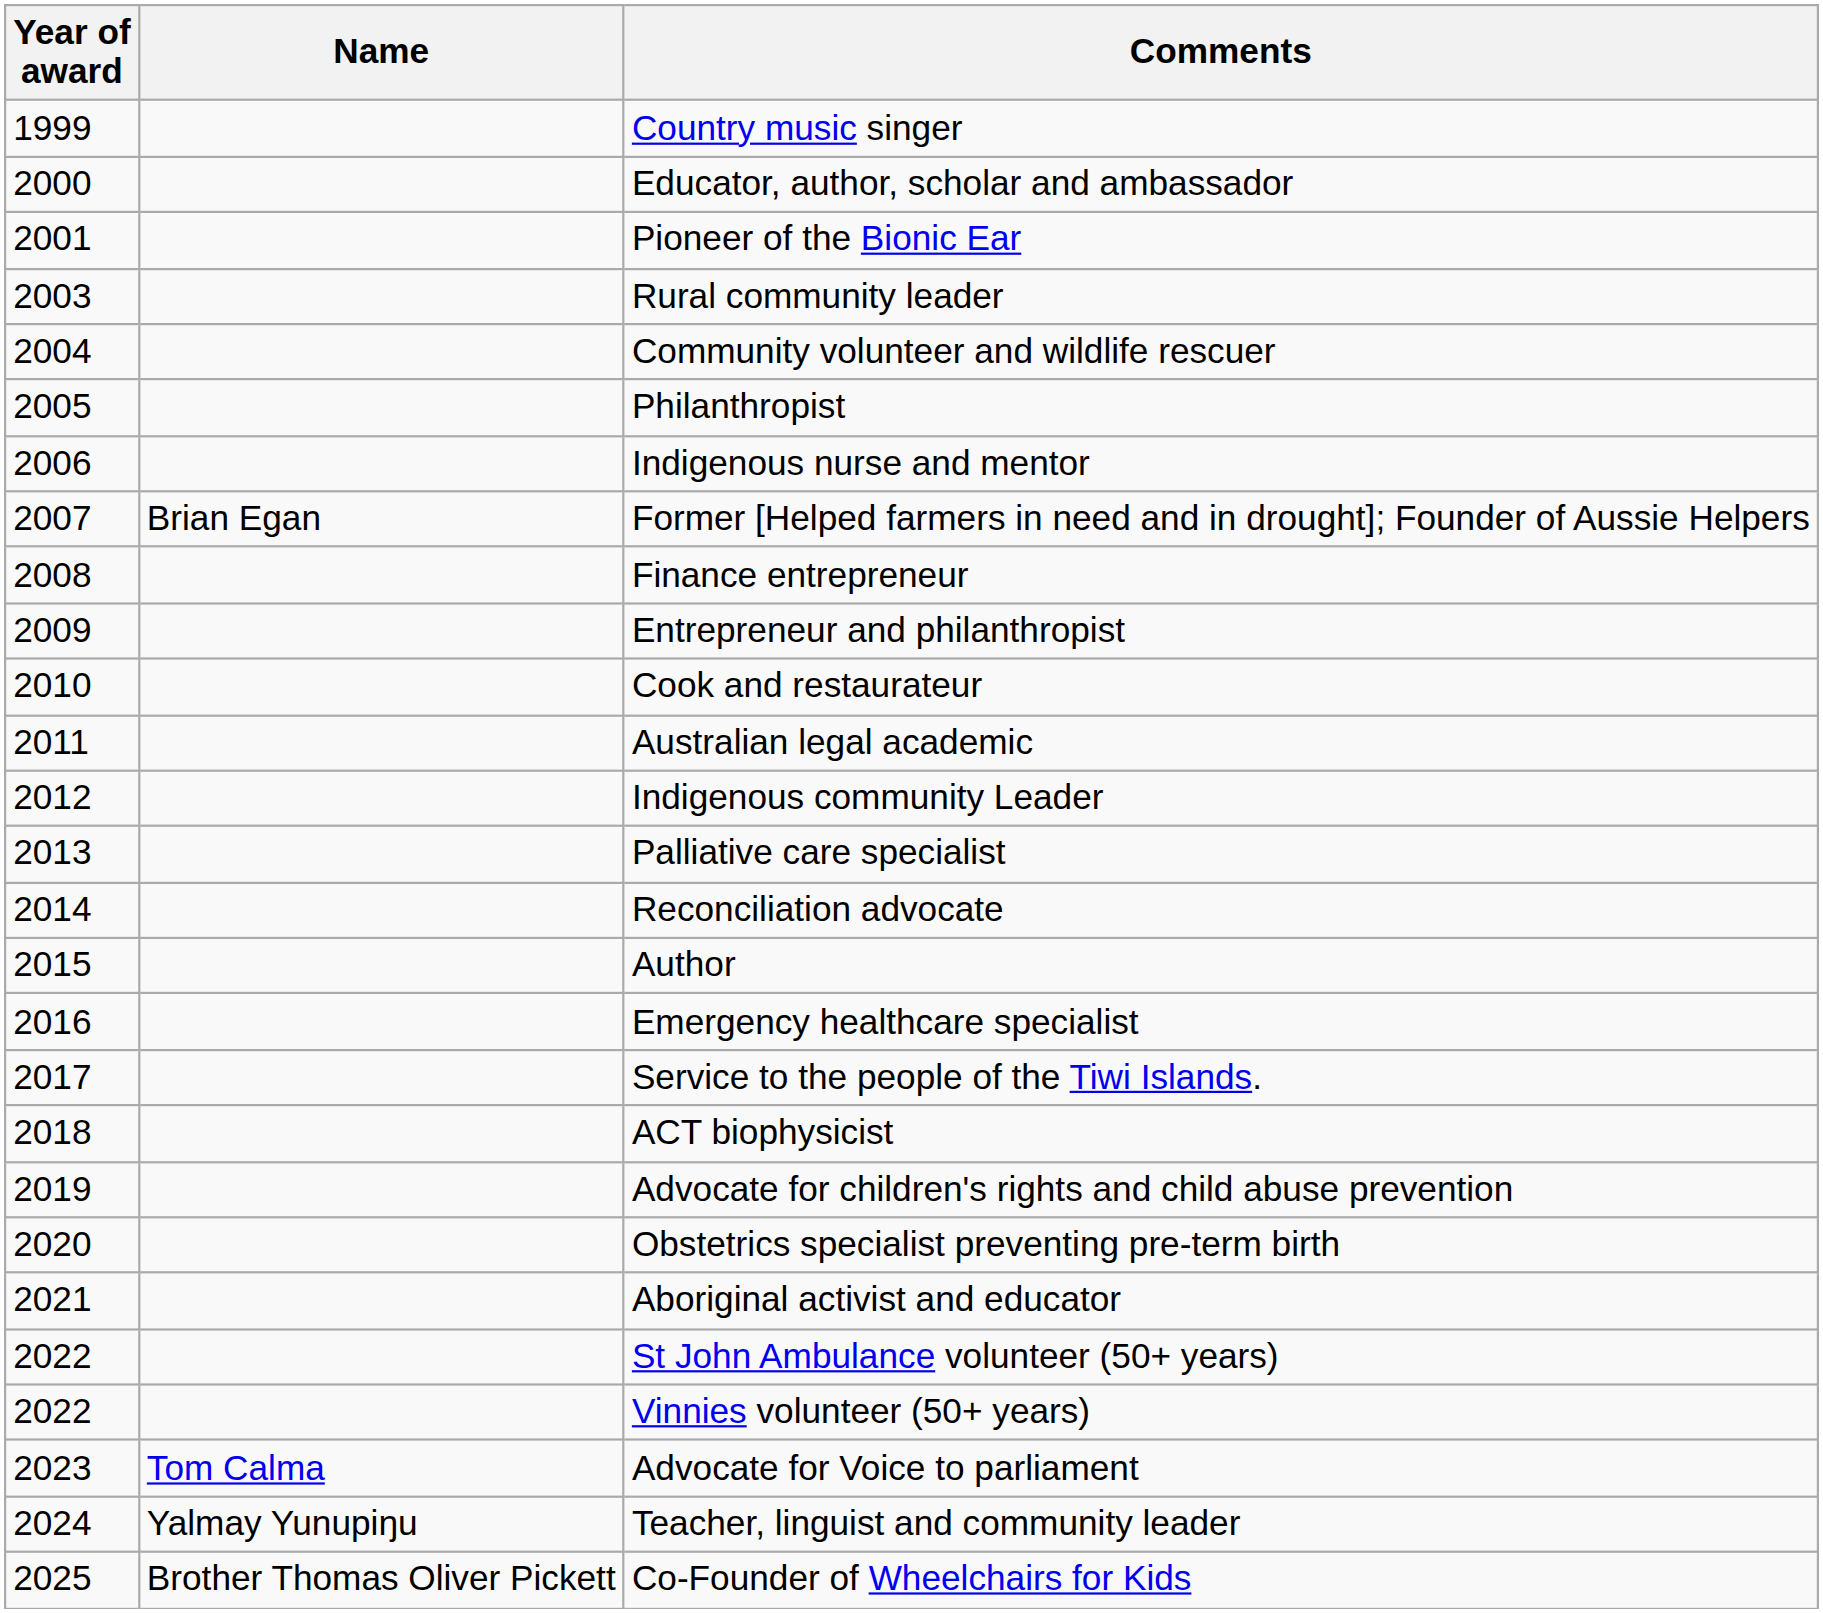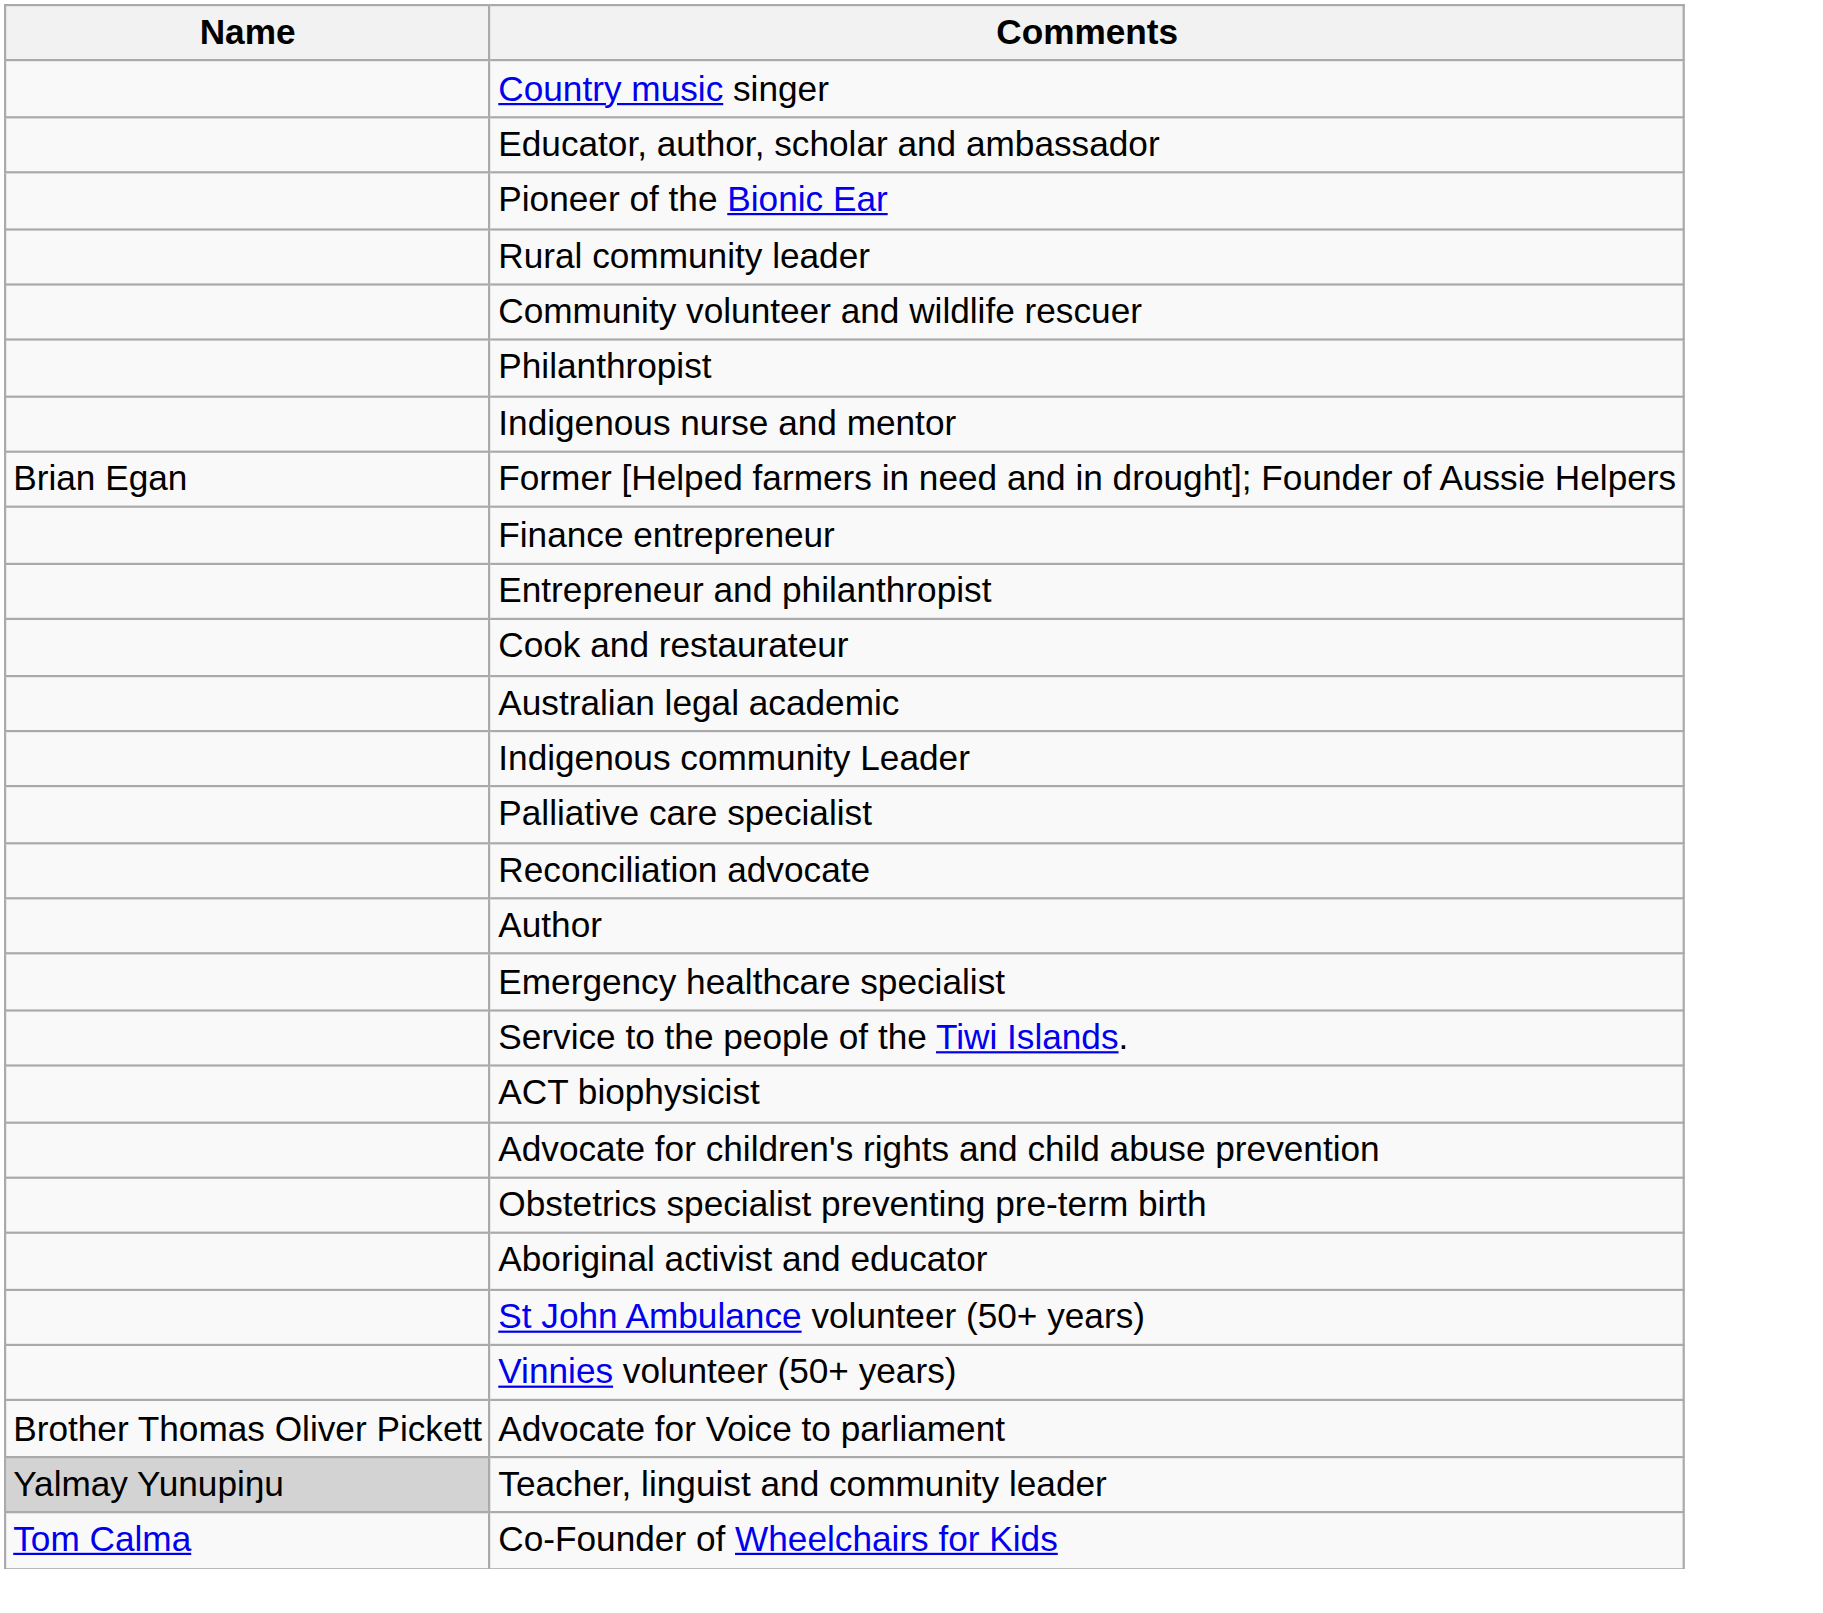- column: (72, 52)
(236, 1467) Tom Calma -> (248, 1428) Brother Thomas Oliver Pickett
(282, 1523) no background -> (149, 1483) lightgrey background
(381, 1579) Brother Thomas Oliver Pickett -> (102, 1539) Tom Calma
